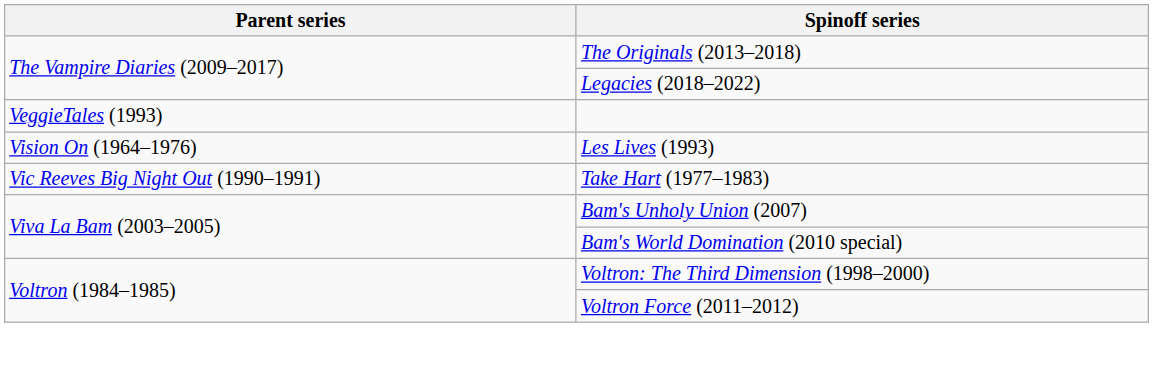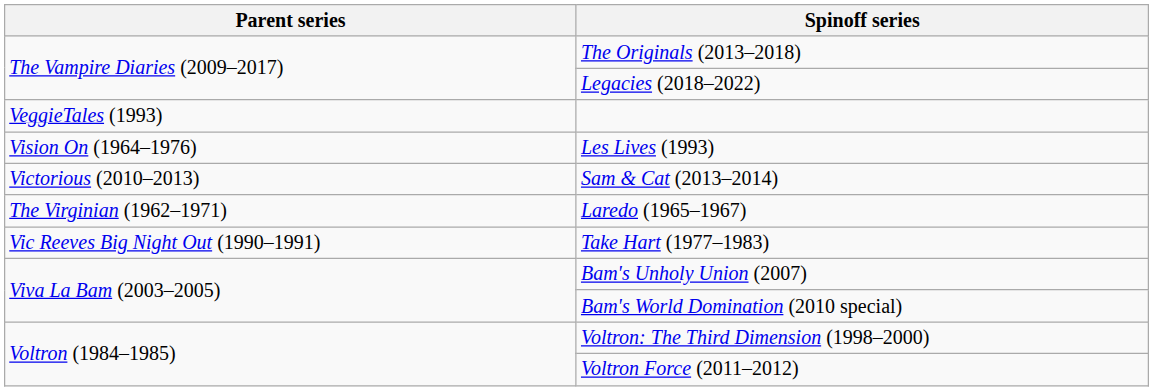+ row: (680, 178)
+ row: (664, 210)
